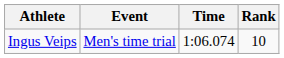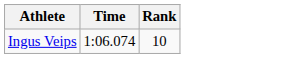- column: (130, 17)
